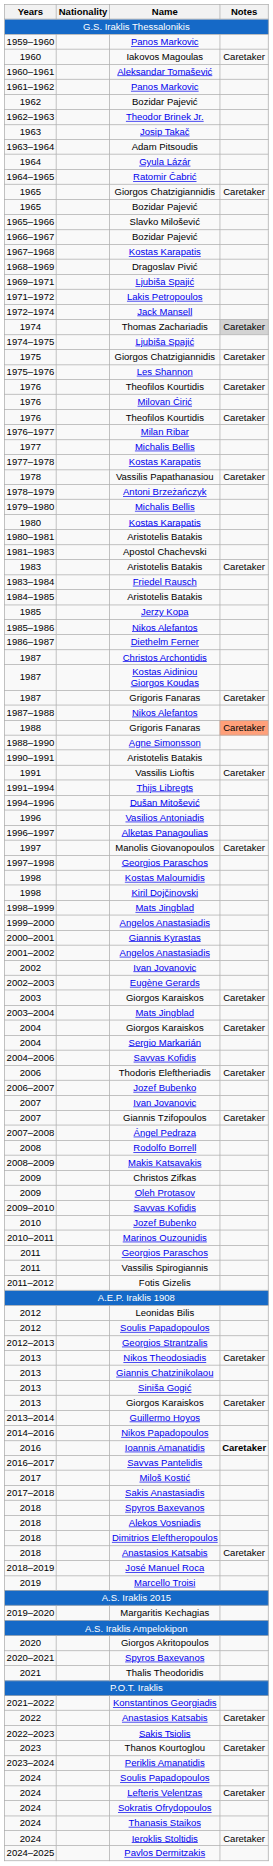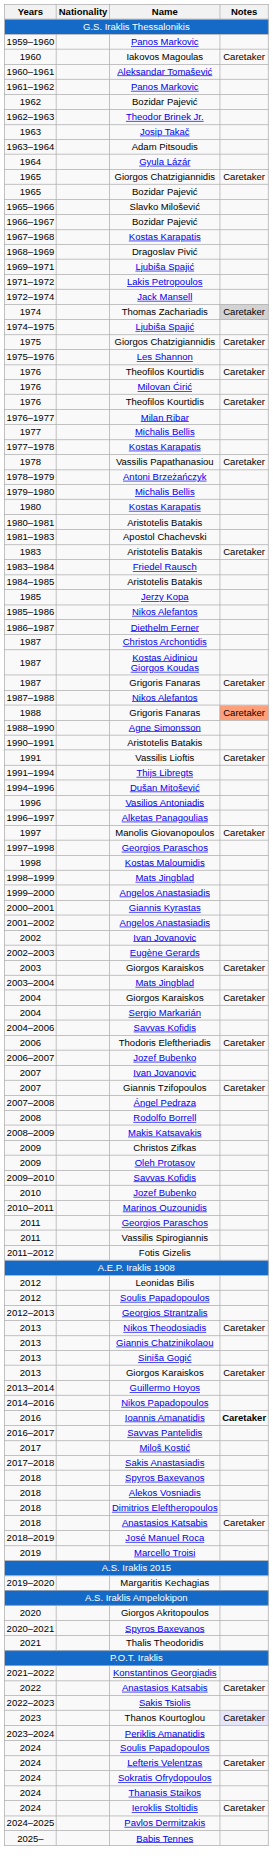- row: (30, 177)
- row: (30, 893)
(244, 1748) no background -> (244, 1718) lavender background
+ row: (30, 1838)
